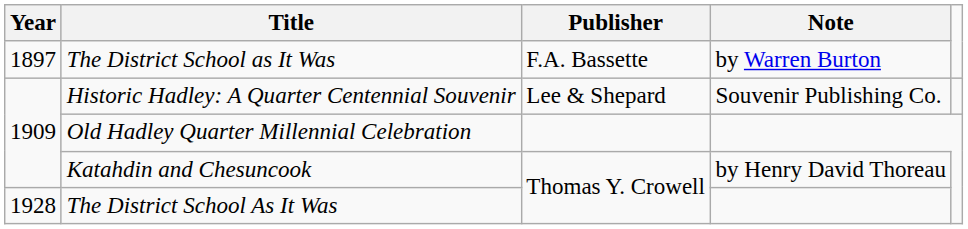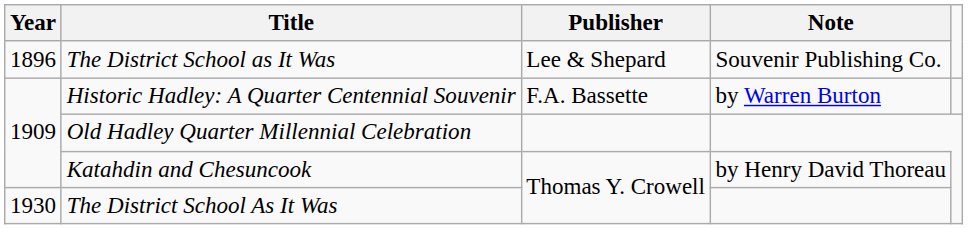(33, 59) 1897 -> (33, 59) 1896
(587, 59) F.A. Bassette -> (596, 59) Lee & Shepard
(798, 59) by Warren Burton -> (829, 59) Souvenir Publishing Co.
(596, 95) Lee & Shepard -> (587, 95) F.A. Bassette
(829, 95) Souvenir Publishing Co. -> (798, 95) by Warren Burton
(33, 205) 1928 -> (33, 205) 1930
